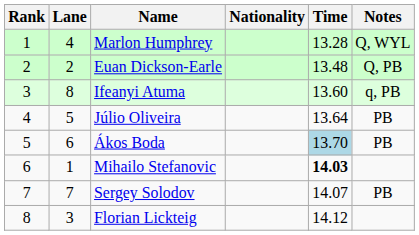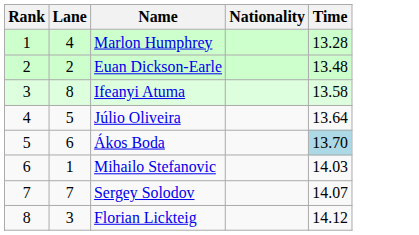- column: (383, 17)
(330, 92) 13.60 -> (330, 92) 13.58
(330, 167) bold -> (330, 167) normal
